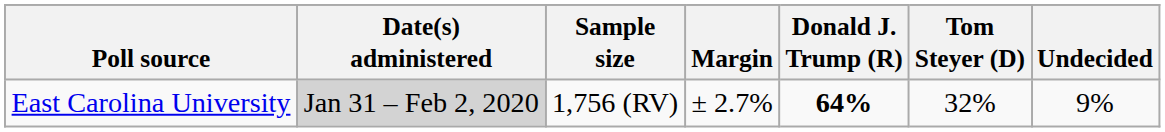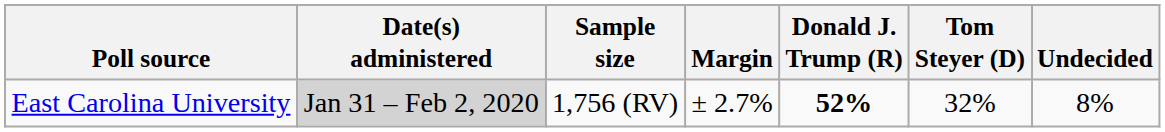(844, 102) 64% -> (844, 102) 52%
(1095, 102) 9% -> (1095, 102) 8%
